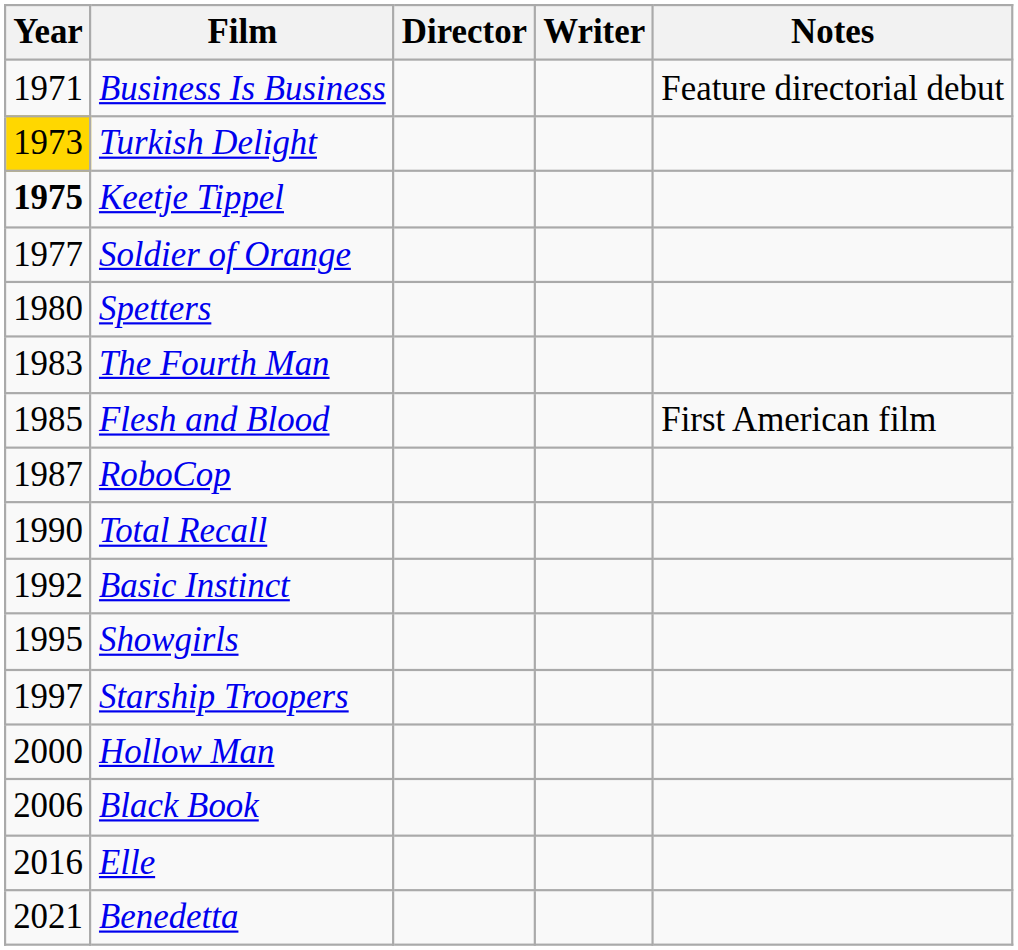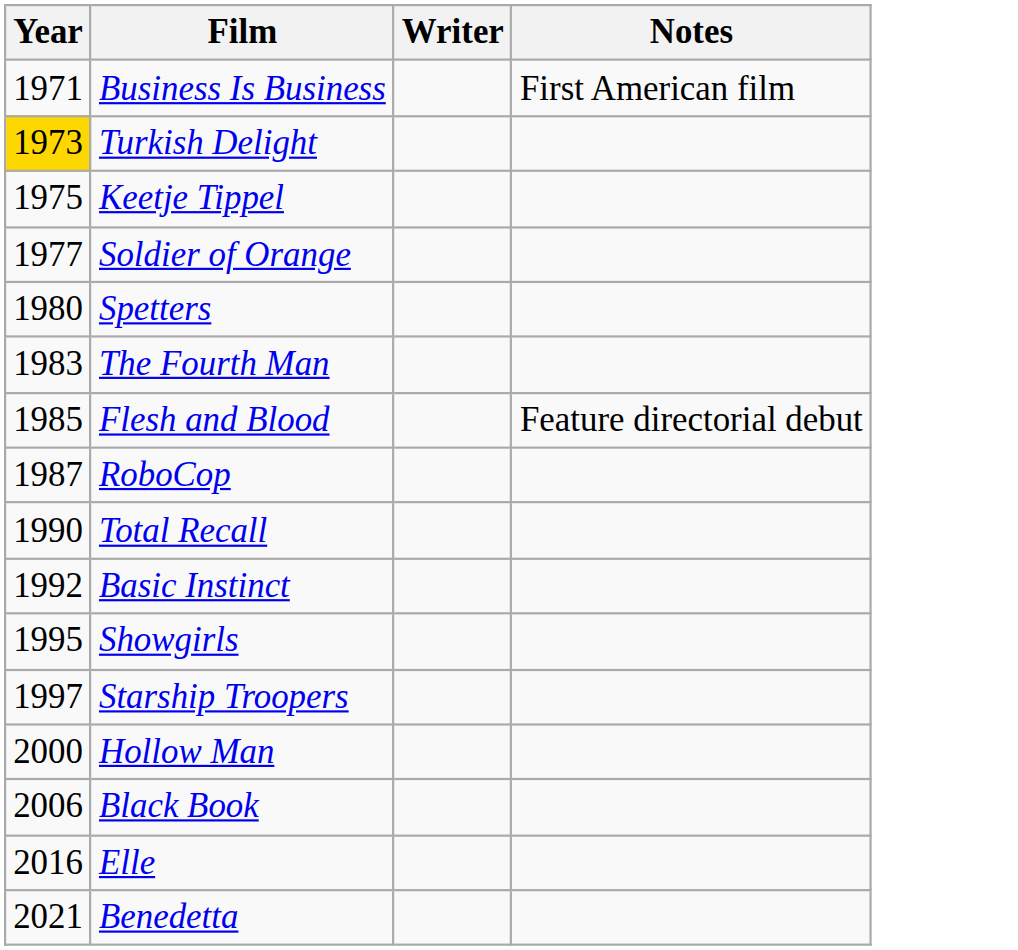- column: (464, 32)
(833, 87) Feature directorial debut -> (658, 87) First American film
(48, 198) bold -> (48, 198) normal
(799, 419) First American film -> (691, 419) Feature directorial debut
